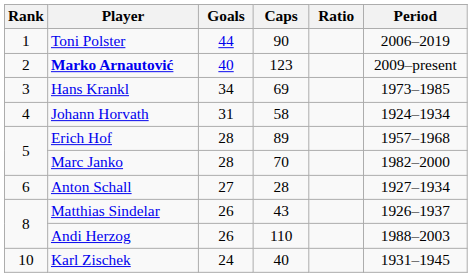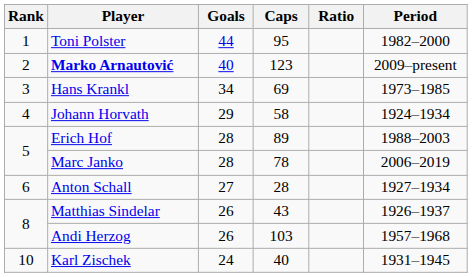(281, 41) 90 -> (281, 41) 95
(415, 41) 2006–2019 -> (415, 41) 1982–2000
(226, 114) 31 -> (226, 114) 29
(415, 138) 1957–1968 -> (415, 138) 1988–2003
(281, 162) 70 -> (281, 162) 78
(415, 162) 1982–2000 -> (415, 162) 2006–2019
(281, 235) 110 -> (281, 235) 103
(415, 235) 1988–2003 -> (415, 235) 1957–1968
